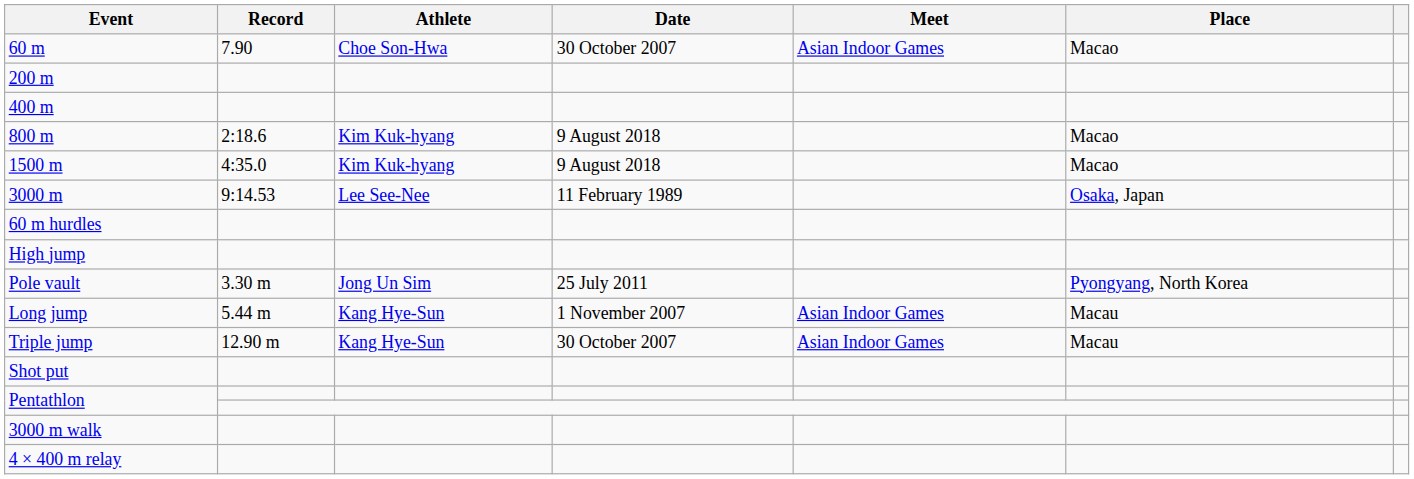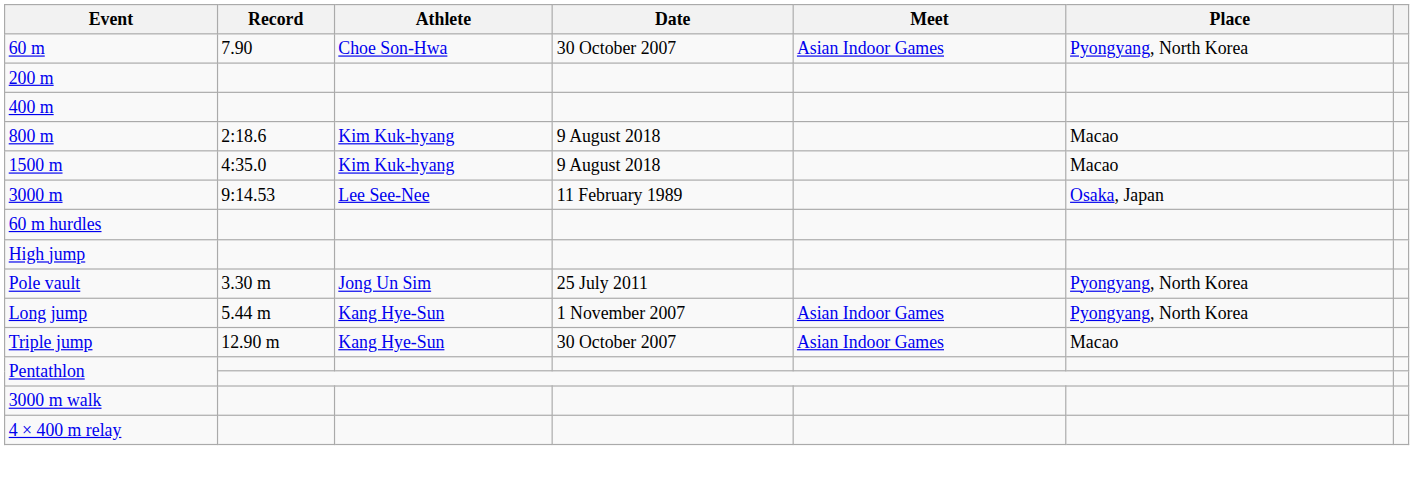(1094, 48) Macao -> (1159, 48) Pyongyang, North Korea
(1094, 312) Macau -> (1159, 312) Pyongyang, North Korea
(1094, 341) Macau -> (1094, 341) Macao
- row: (39, 371)
